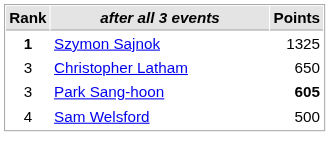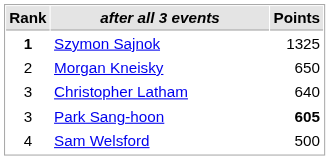+ row: (109, 68)
(307, 68) 650 -> (307, 92) 640
